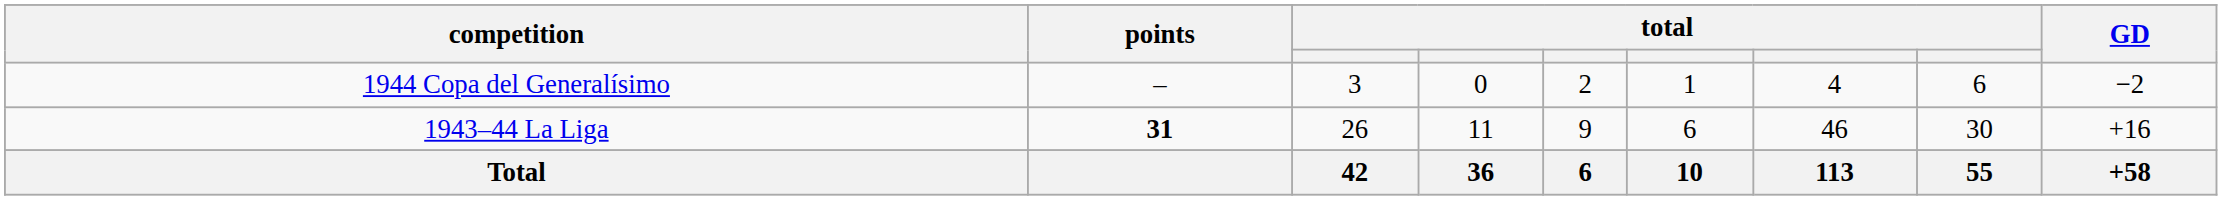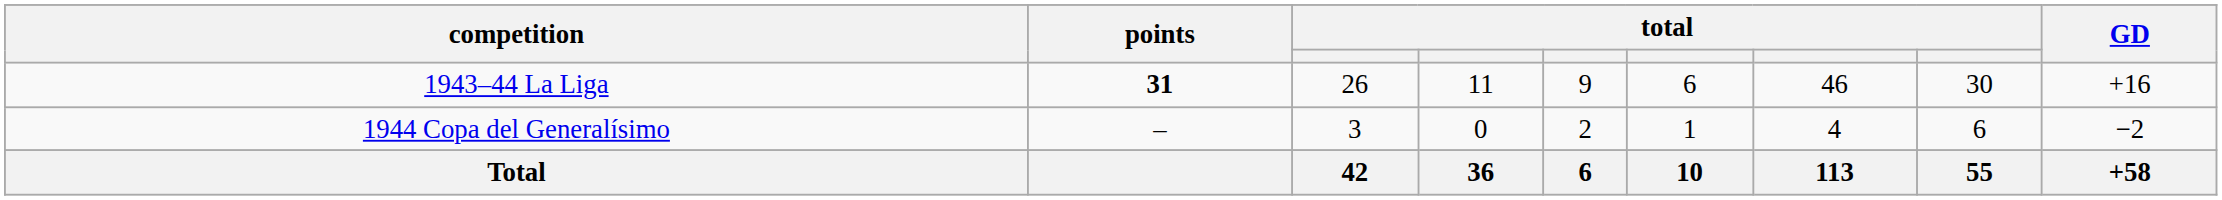rows swapped: (516, 128) <-> (516, 84)
